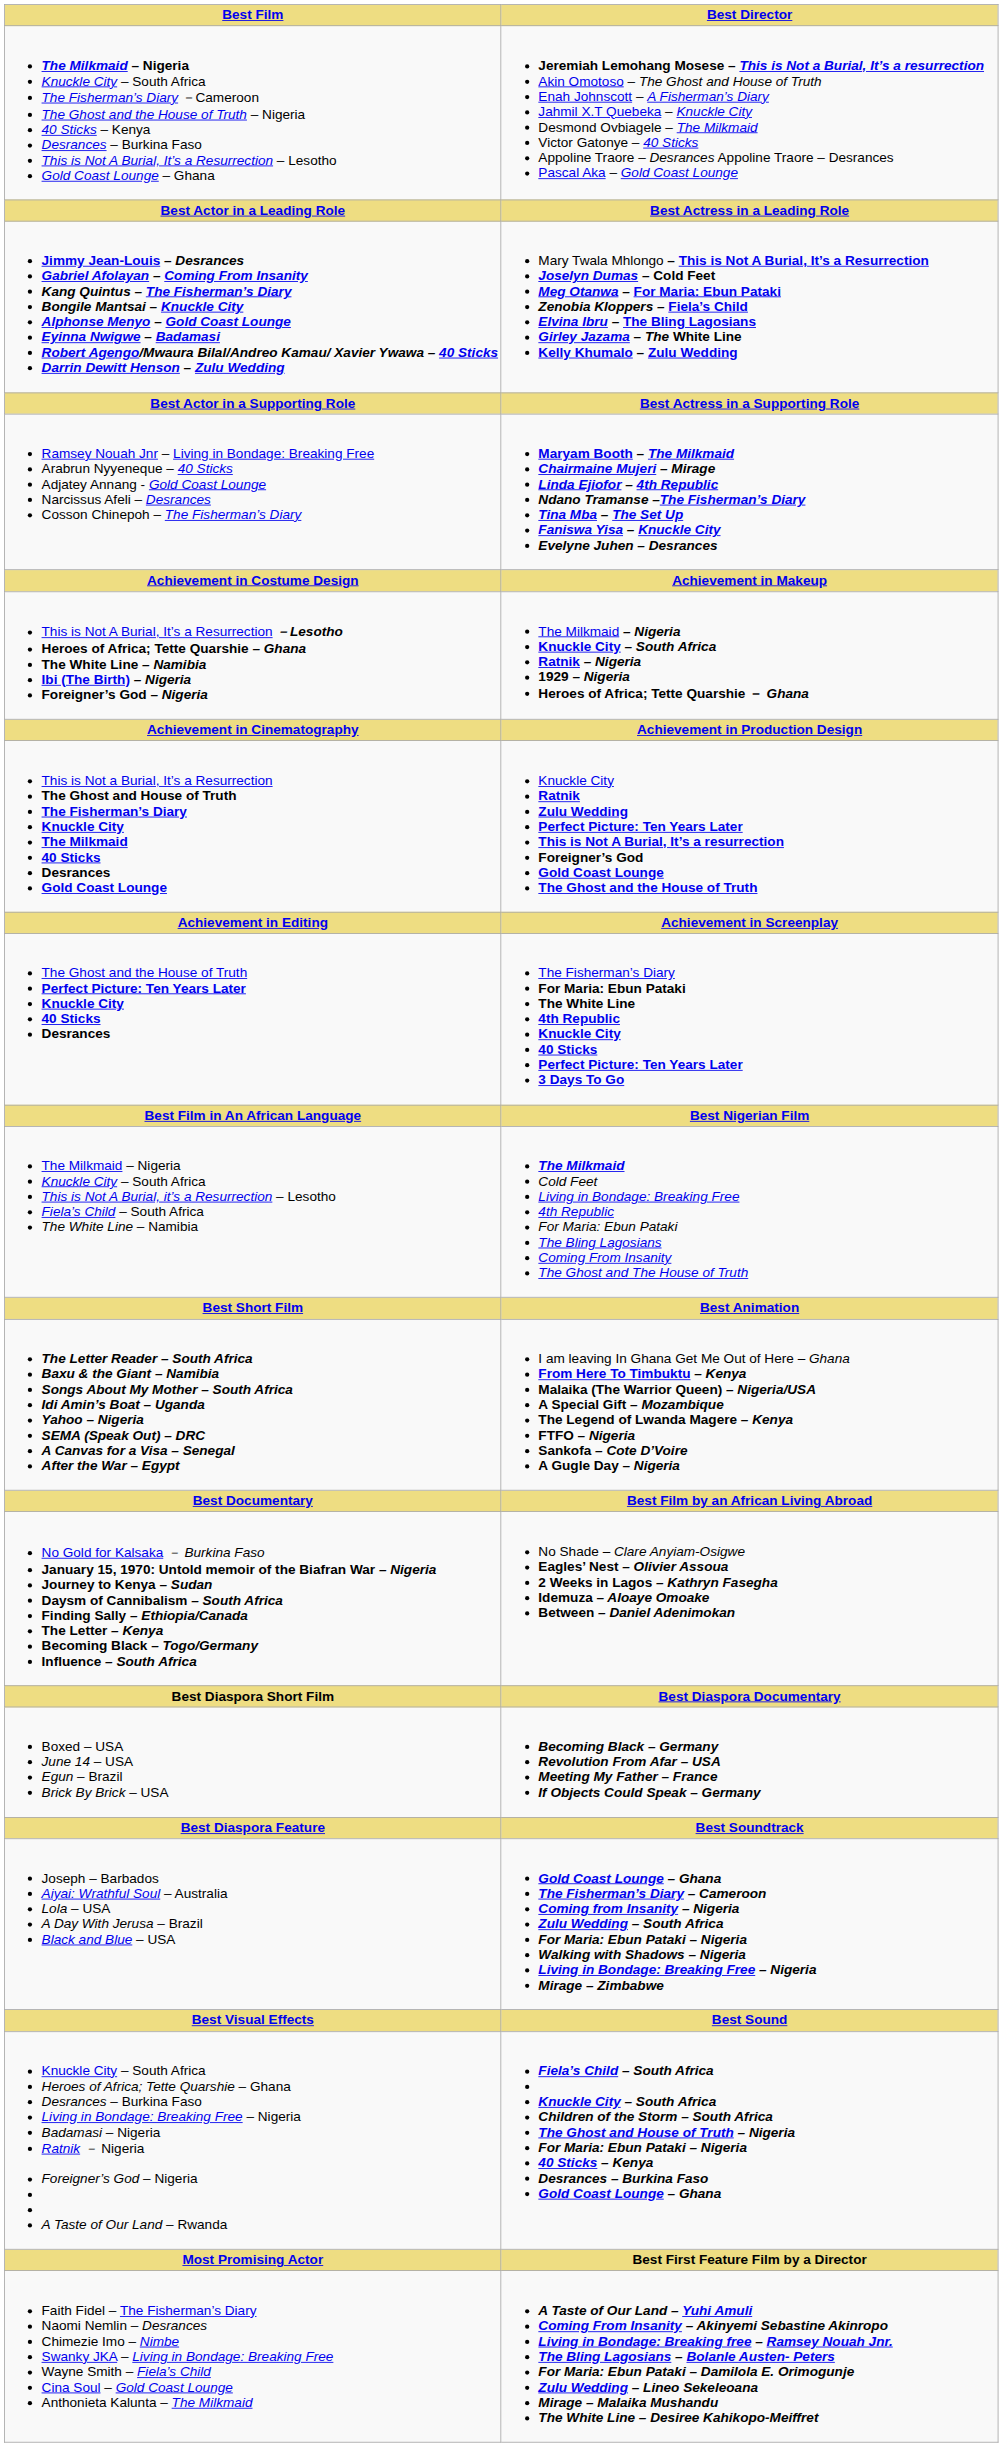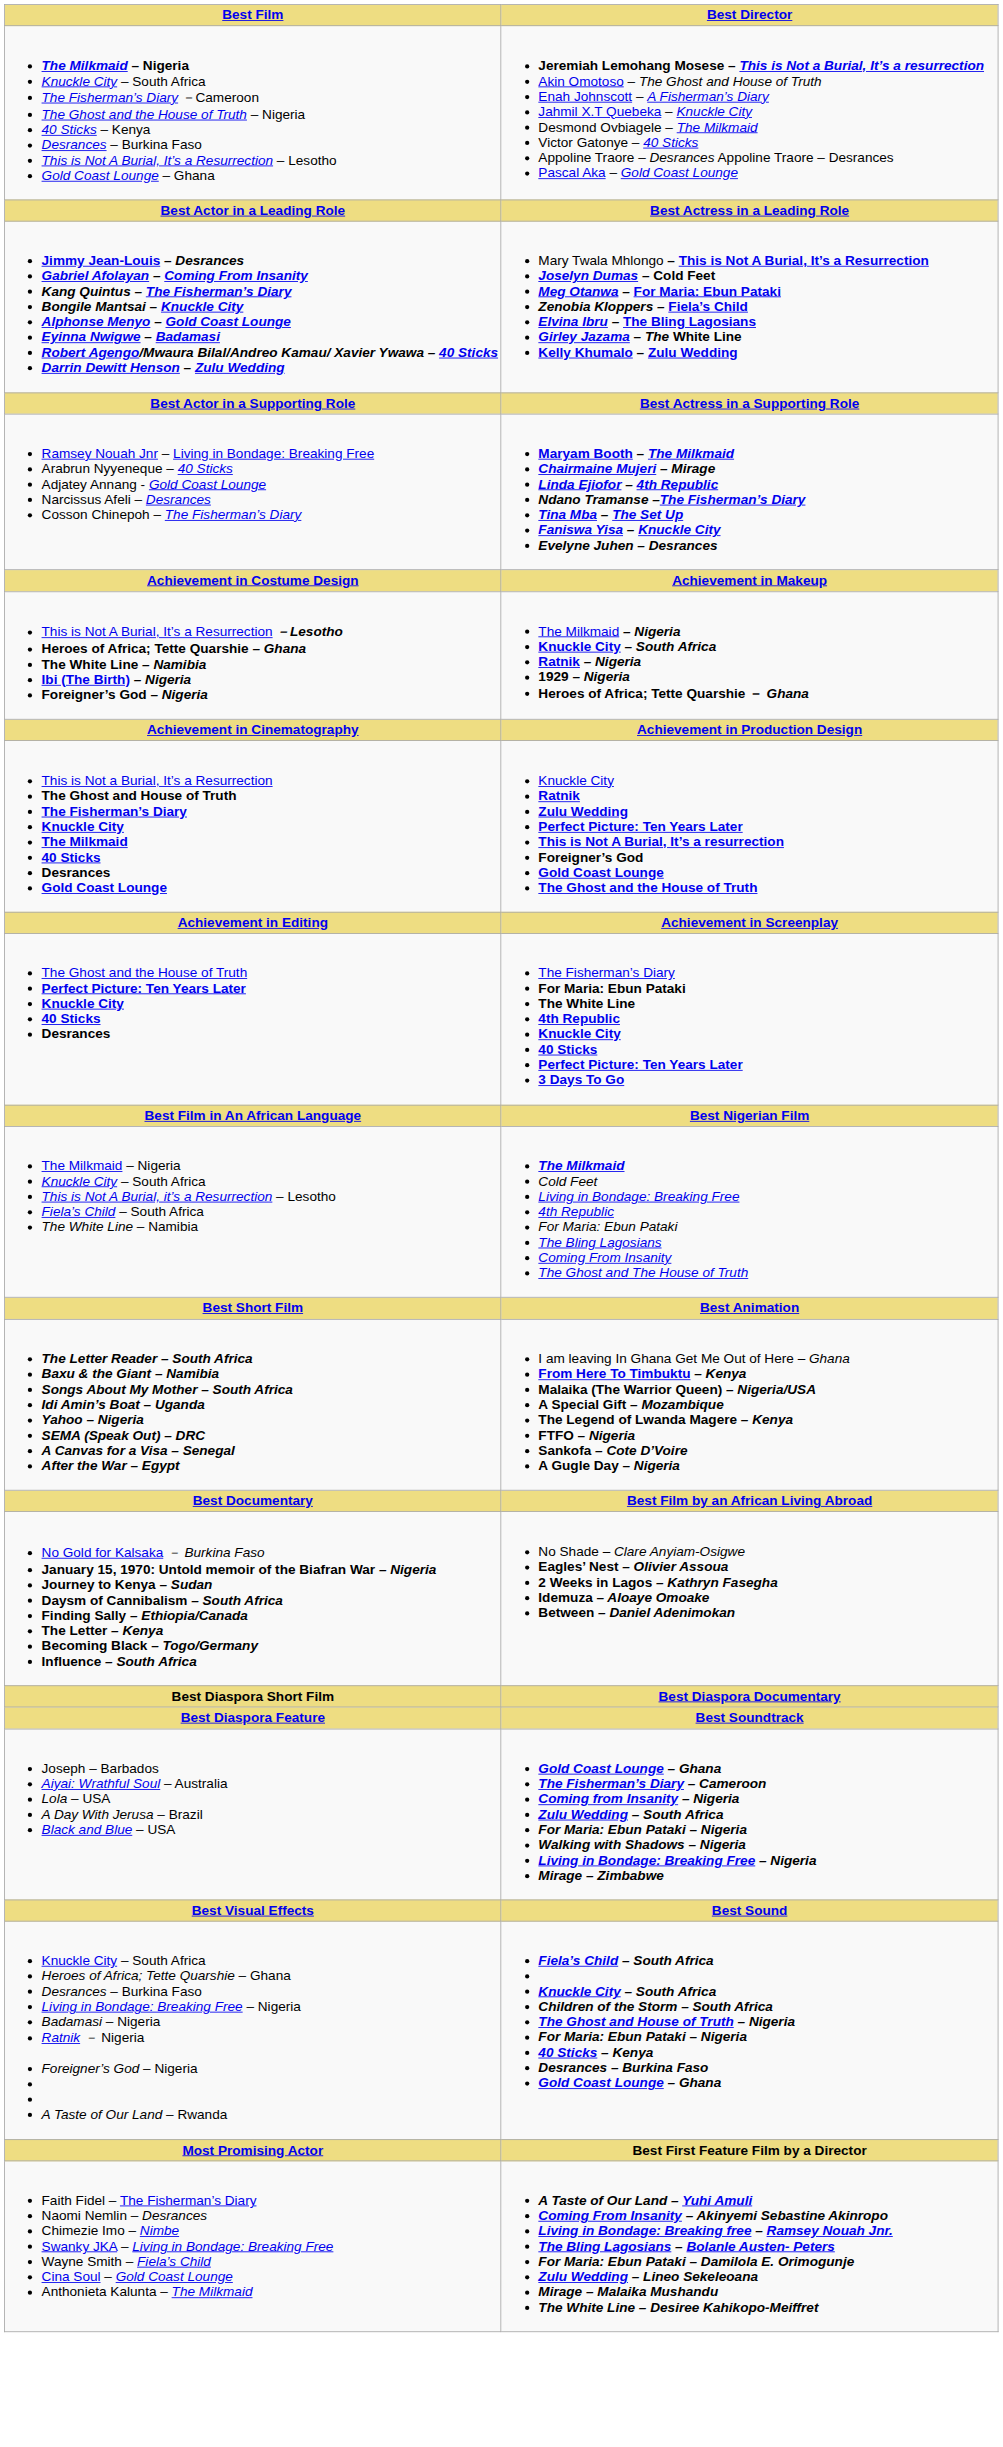- row: (253, 1770)
